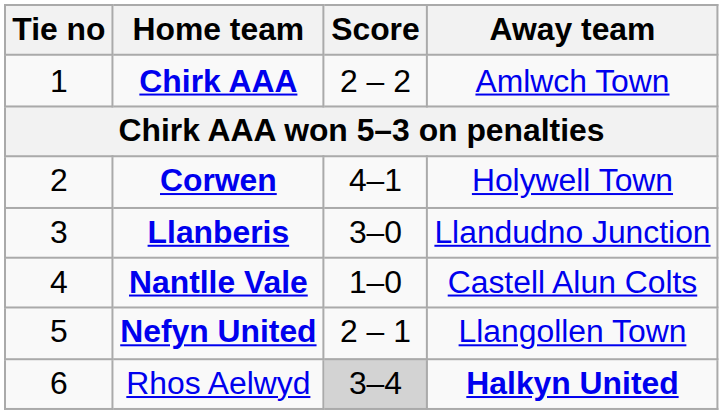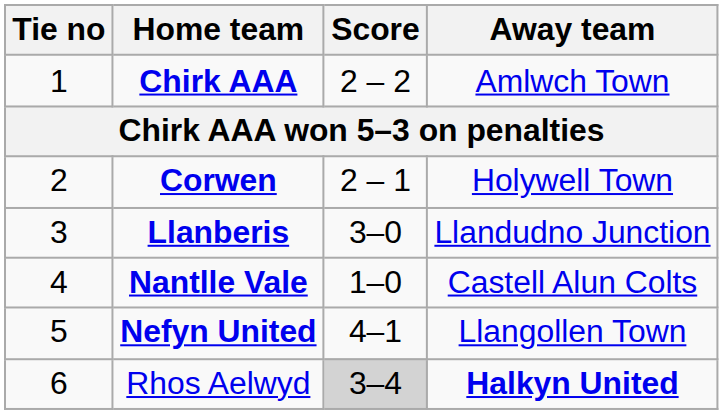(375, 181) 4–1 -> (375, 181) 2 – 1
(375, 332) 2 – 1 -> (375, 332) 4–1
